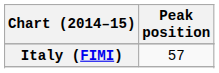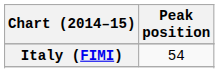(176, 56) 57 -> (176, 56) 54
